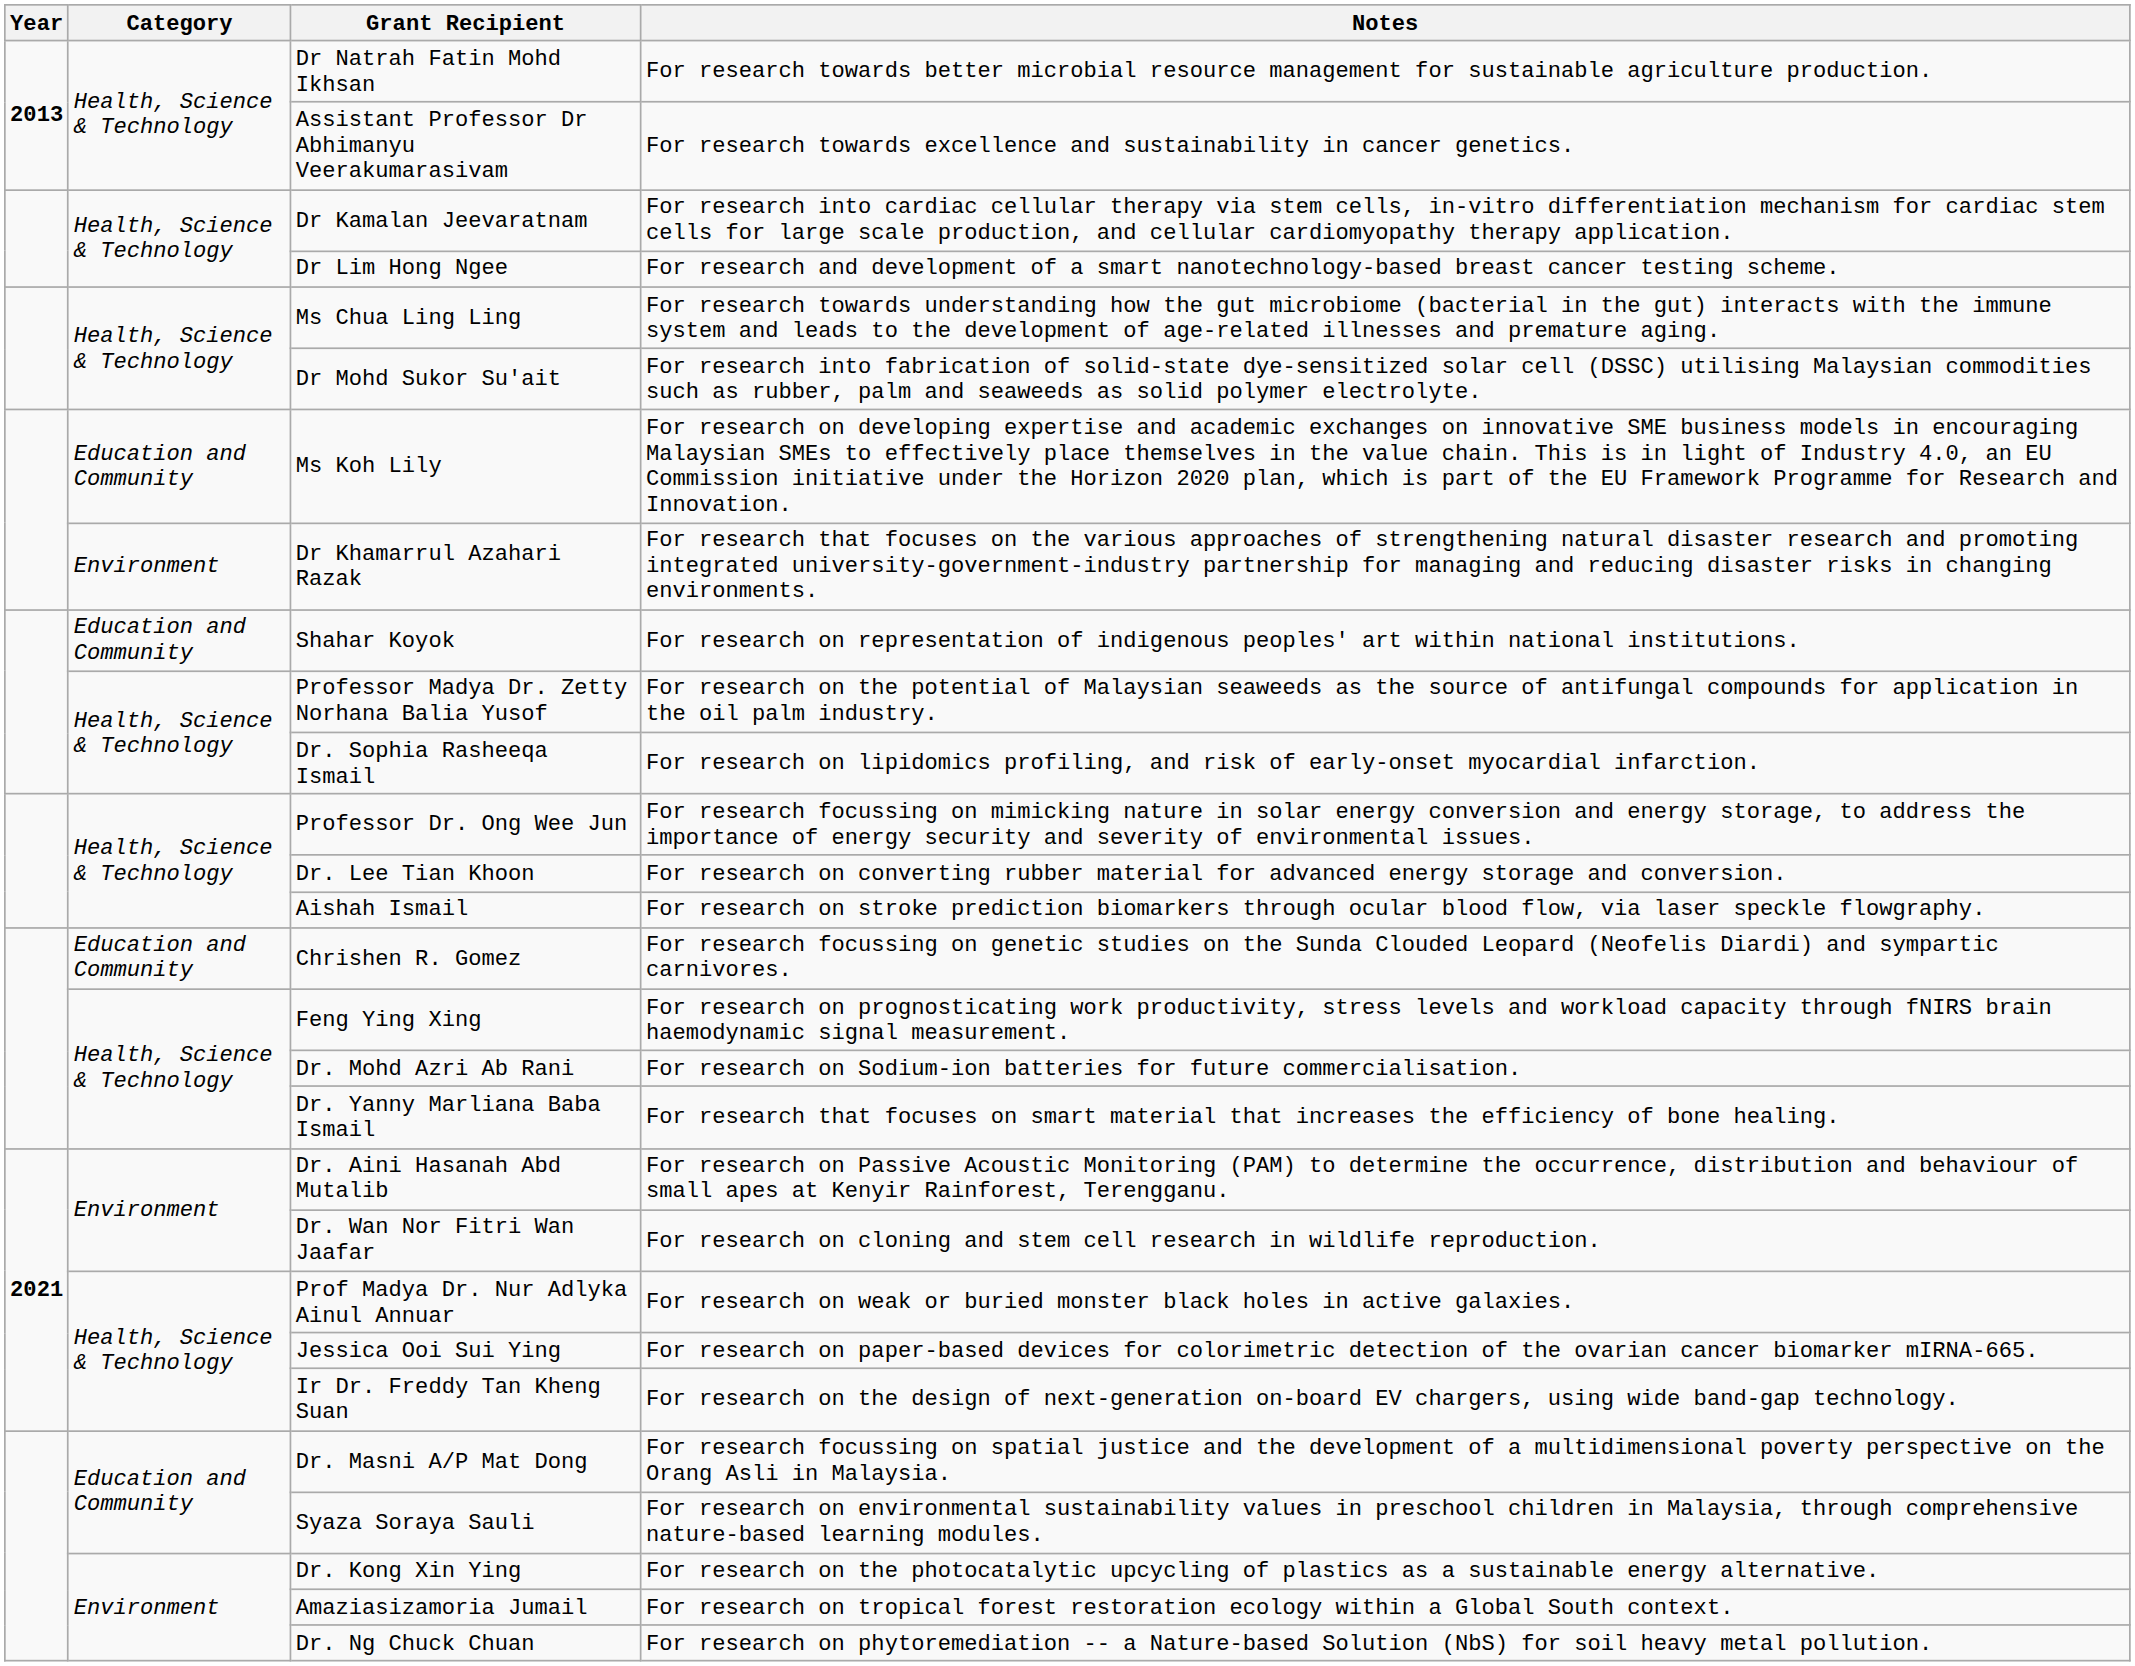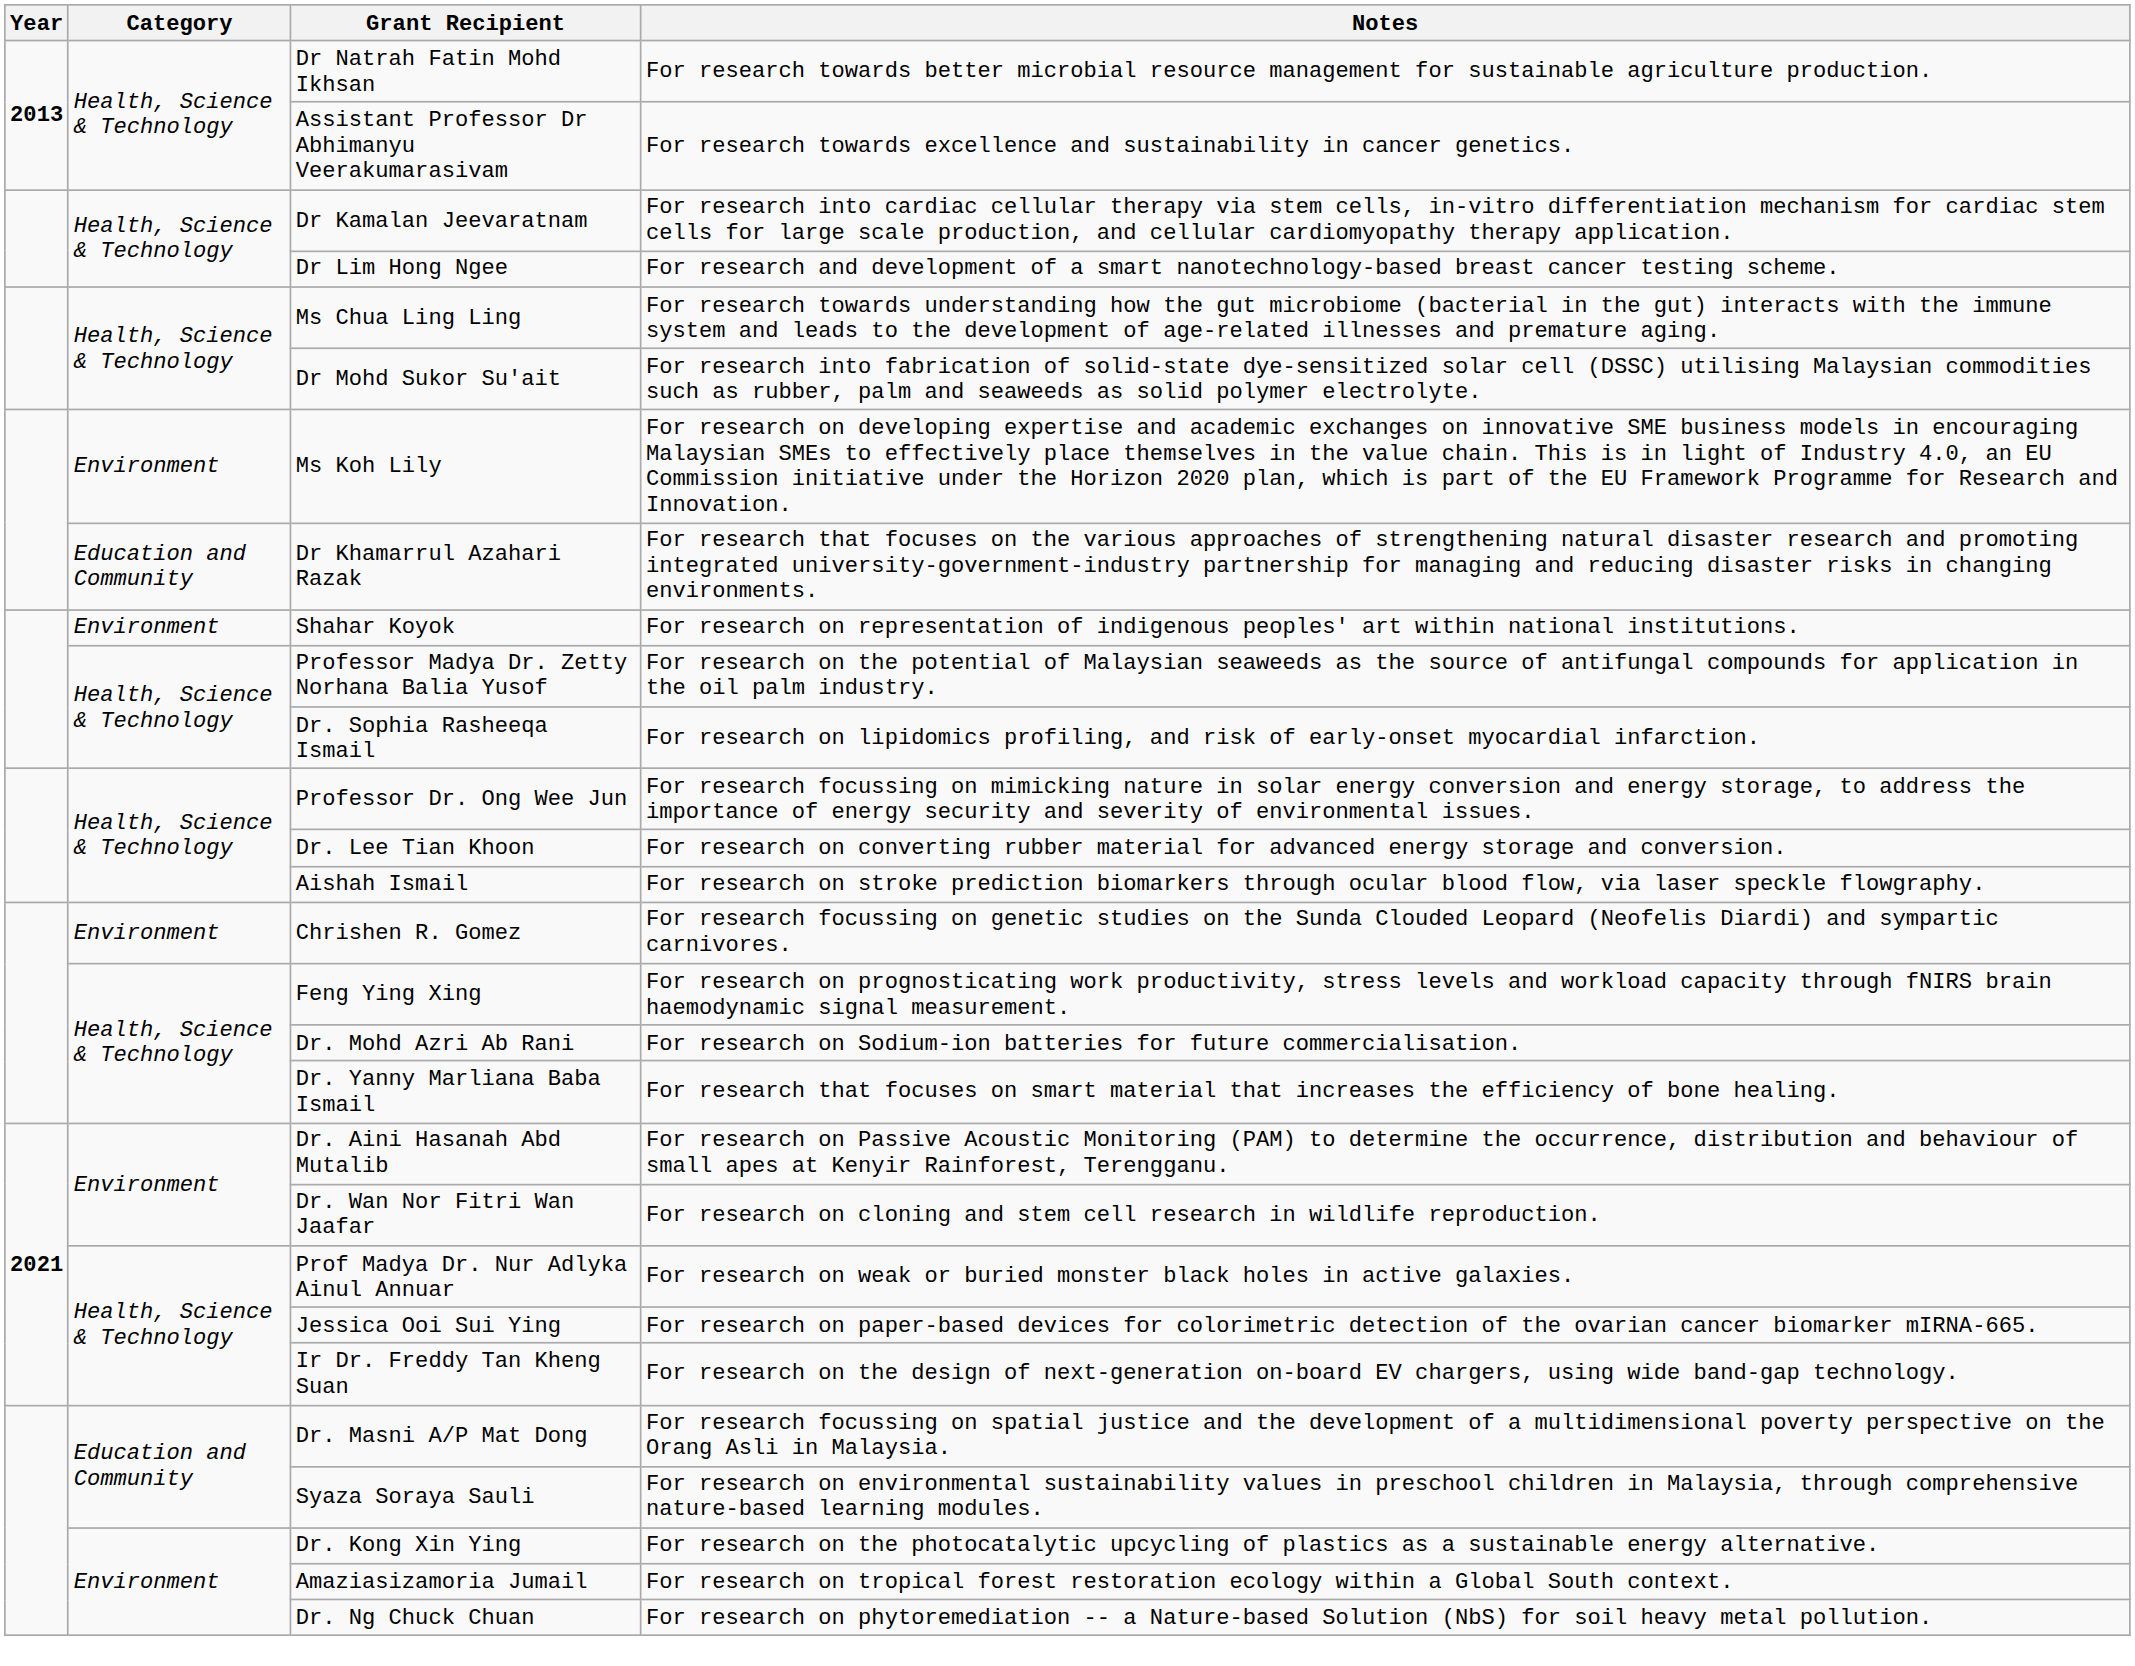(160, 466) Education and Community -> (147, 466) Environment
(147, 566) Environment -> (160, 566) Education and Community
(160, 640) Education and Community -> (147, 628) Environment
(160, 958) Education and Community -> (147, 933) Environment
